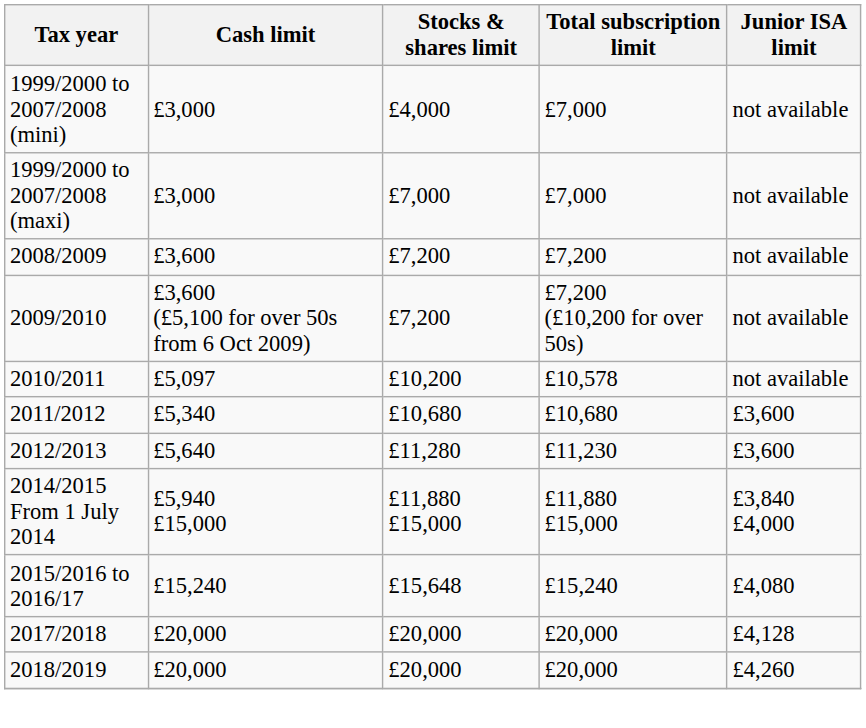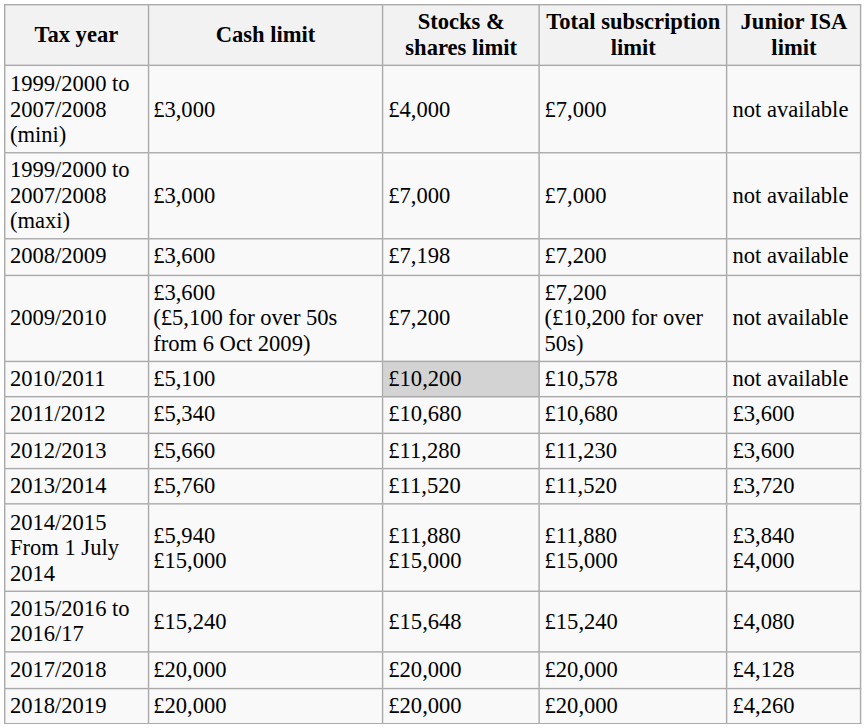(419, 256) £7,200 -> (419, 256) £7,198
(184, 378) £5,097 -> (184, 378) £5,100
(425, 378) no background -> (425, 378) lightgrey background
(184, 450) £5,640 -> (184, 450) £5,660
+ row: (58, 486)
